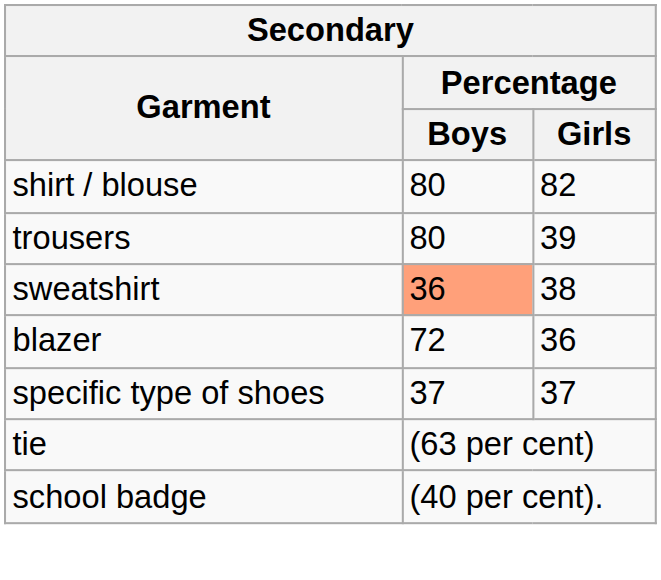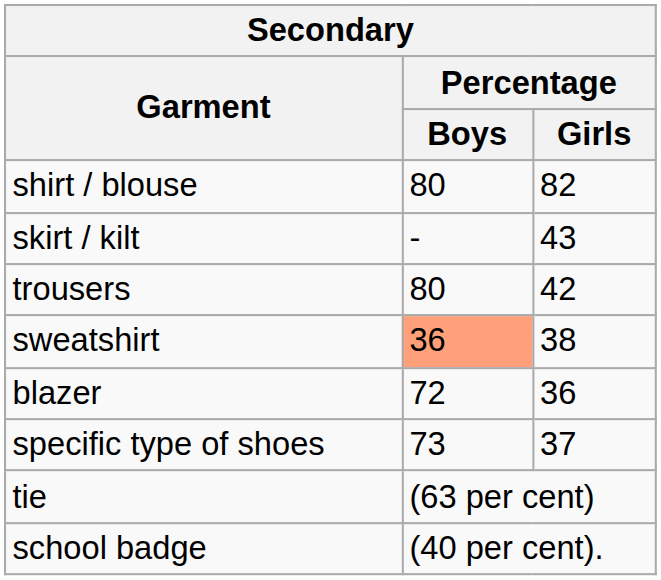+ row: (76, 237)
(558, 237) 39 -> (558, 289) 42
(428, 392) 37 -> (428, 444) 73
